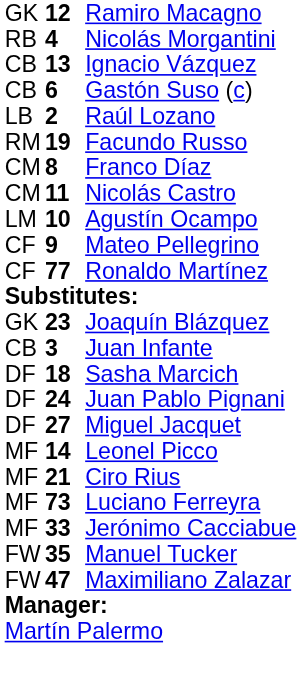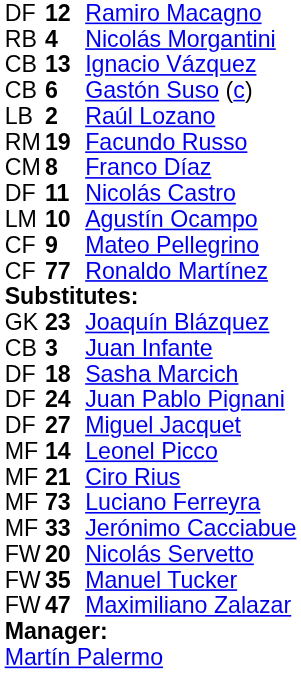(21, 13) GK -> (20, 13) DF
(23, 193) CM -> (20, 193) DF
+ row: (170, 554)
